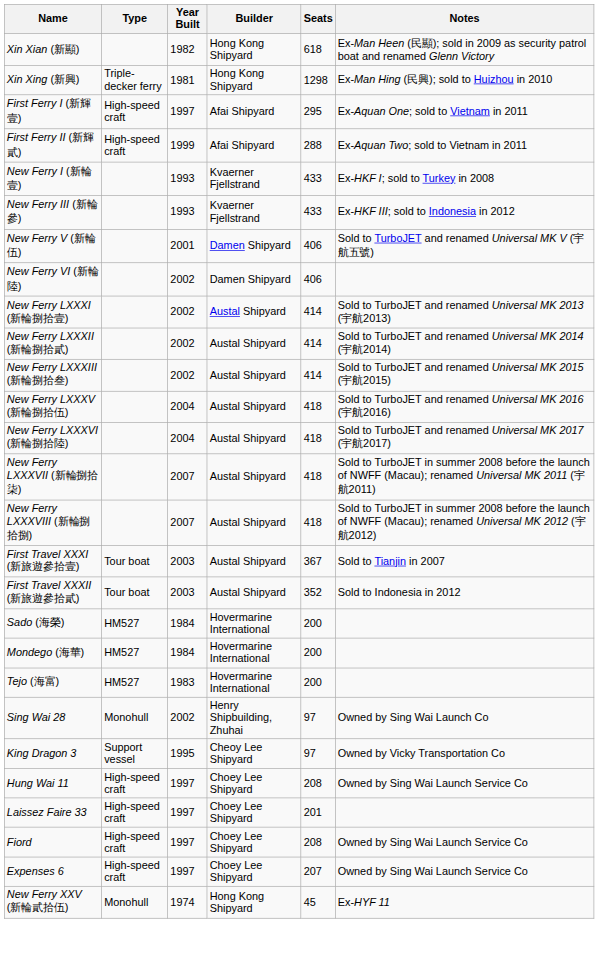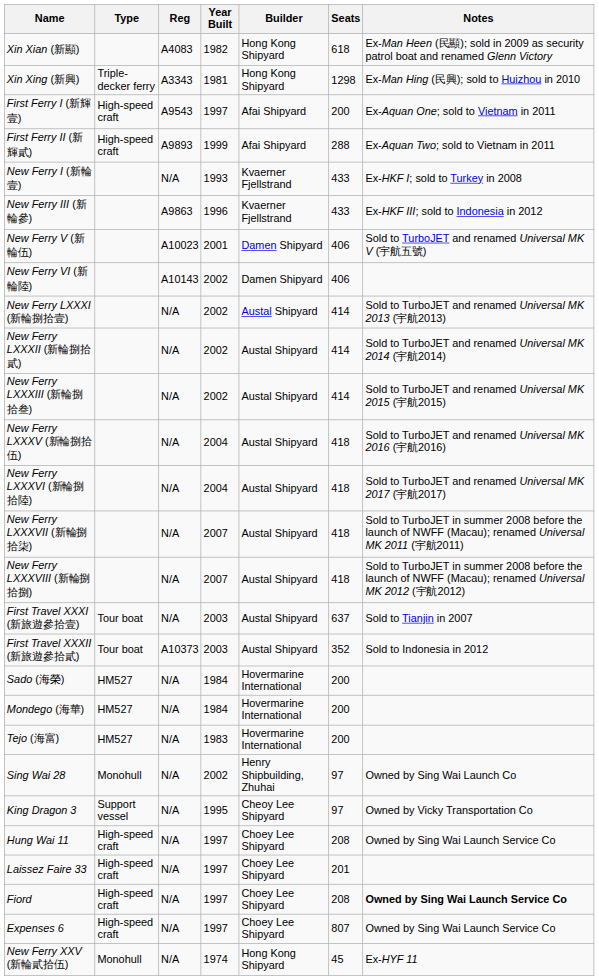+ column: (180, 19)
(313, 111) 295 -> (340, 111) 200
(182, 212) 1993 -> (216, 212) 1996
(313, 561) 367 -> (340, 618) 637
(433, 842) normal -> (466, 899) bold
(313, 871) 207 -> (340, 928) 807
